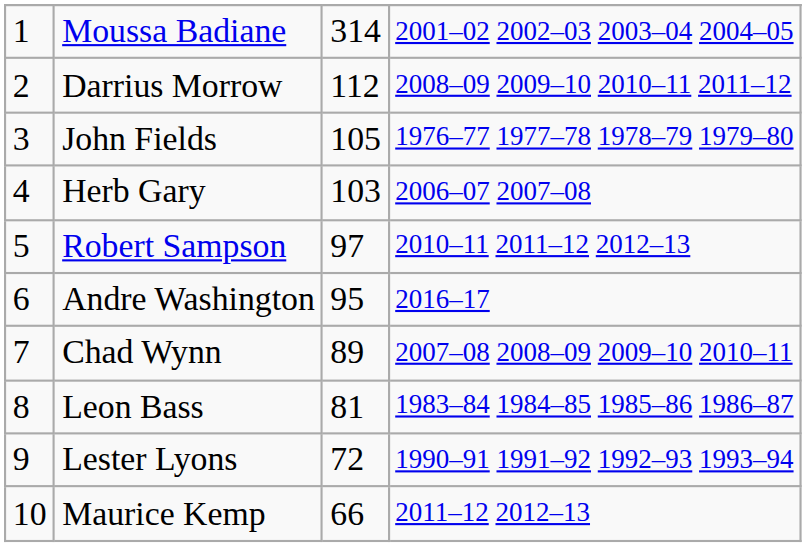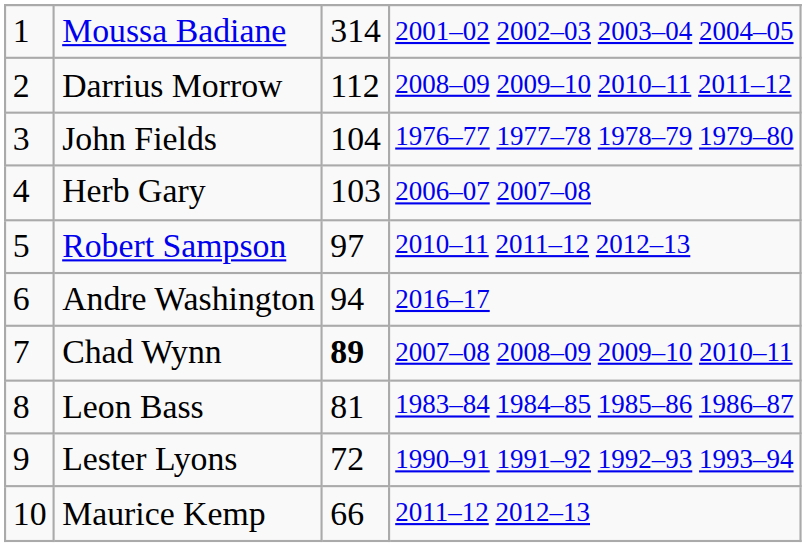(356, 138) 105 -> (356, 138) 104
(347, 298) 95 -> (347, 298) 94
(347, 352) normal -> (347, 352) bold
